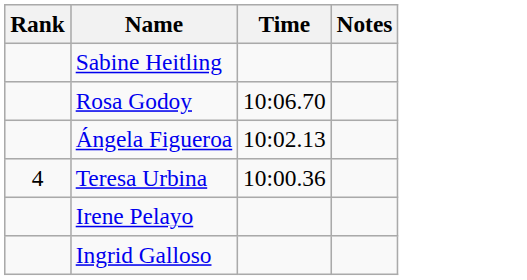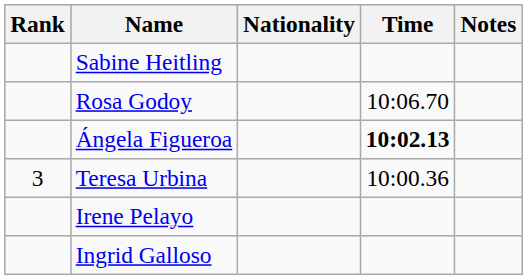+ column: (299, 23)
(284, 139) normal -> (408, 139) bold
(38, 178) 4 -> (38, 178) 3
